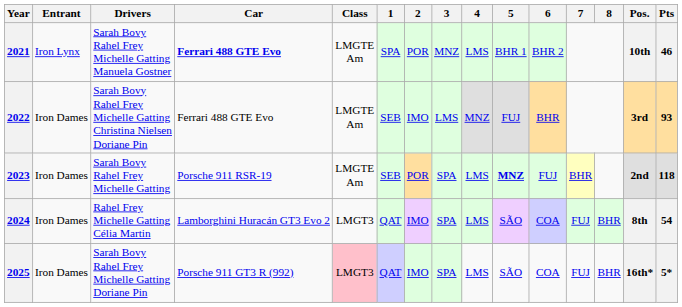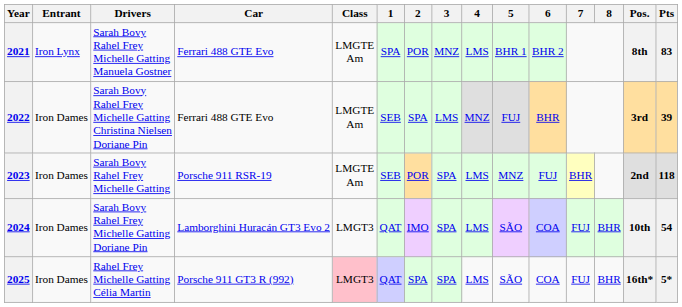(229, 51) bold -> (225, 51) normal
(640, 51) 10th -> (640, 51) 8th
(667, 51) 46 -> (667, 51) 83
(418, 117) IMO -> (418, 117) SPA
(667, 117) 93 -> (667, 117) 39
(511, 175) bold -> (511, 175) normal
(132, 220) Rahel Frey Michelle Gatting Célia Martin -> (132, 227) Sarah Bovy Rahel Frey Michelle Gatting Doriane Pin
(640, 220) 8th -> (640, 227) 10th
(132, 272) Sarah Bovy Rahel Frey Michelle Gatting Doriane Pin -> (132, 279) Rahel Frey Michelle Gatting Célia Martin
(418, 272) IMO -> (418, 279) SPA
